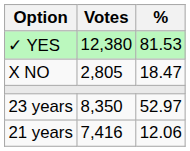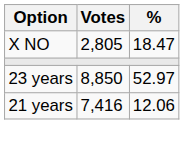- row: (34, 45)
(102, 106) 8,350 -> (102, 78) 8,850
